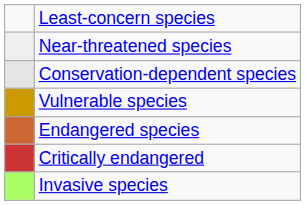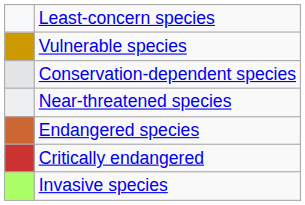rows swapped: (135, 46) <-> (113, 102)
